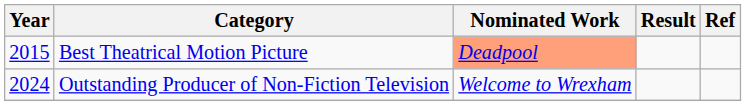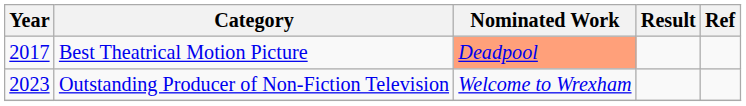(29, 52) 2015 -> (29, 52) 2017
(29, 84) 2024 -> (29, 84) 2023
